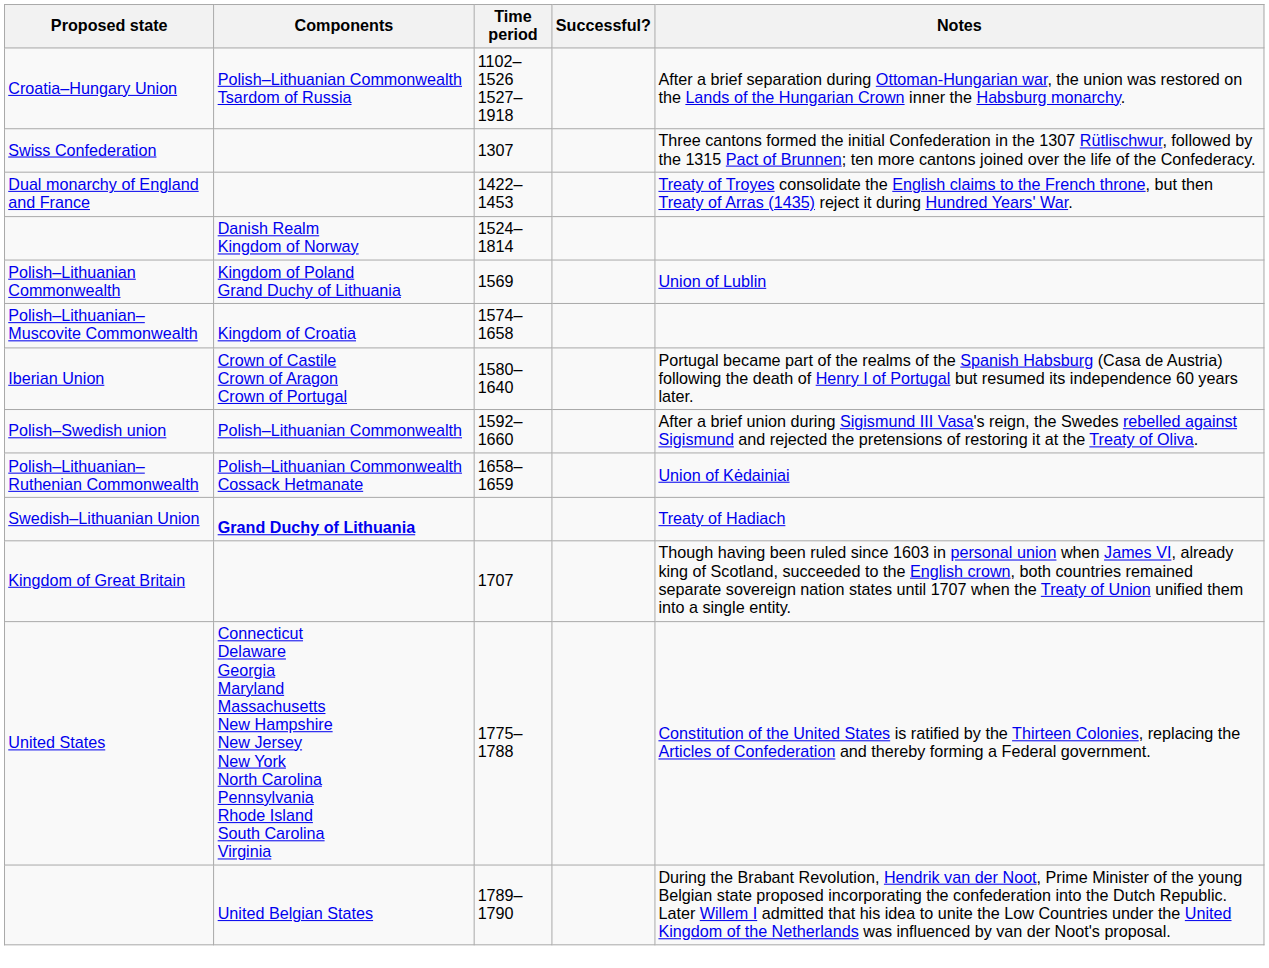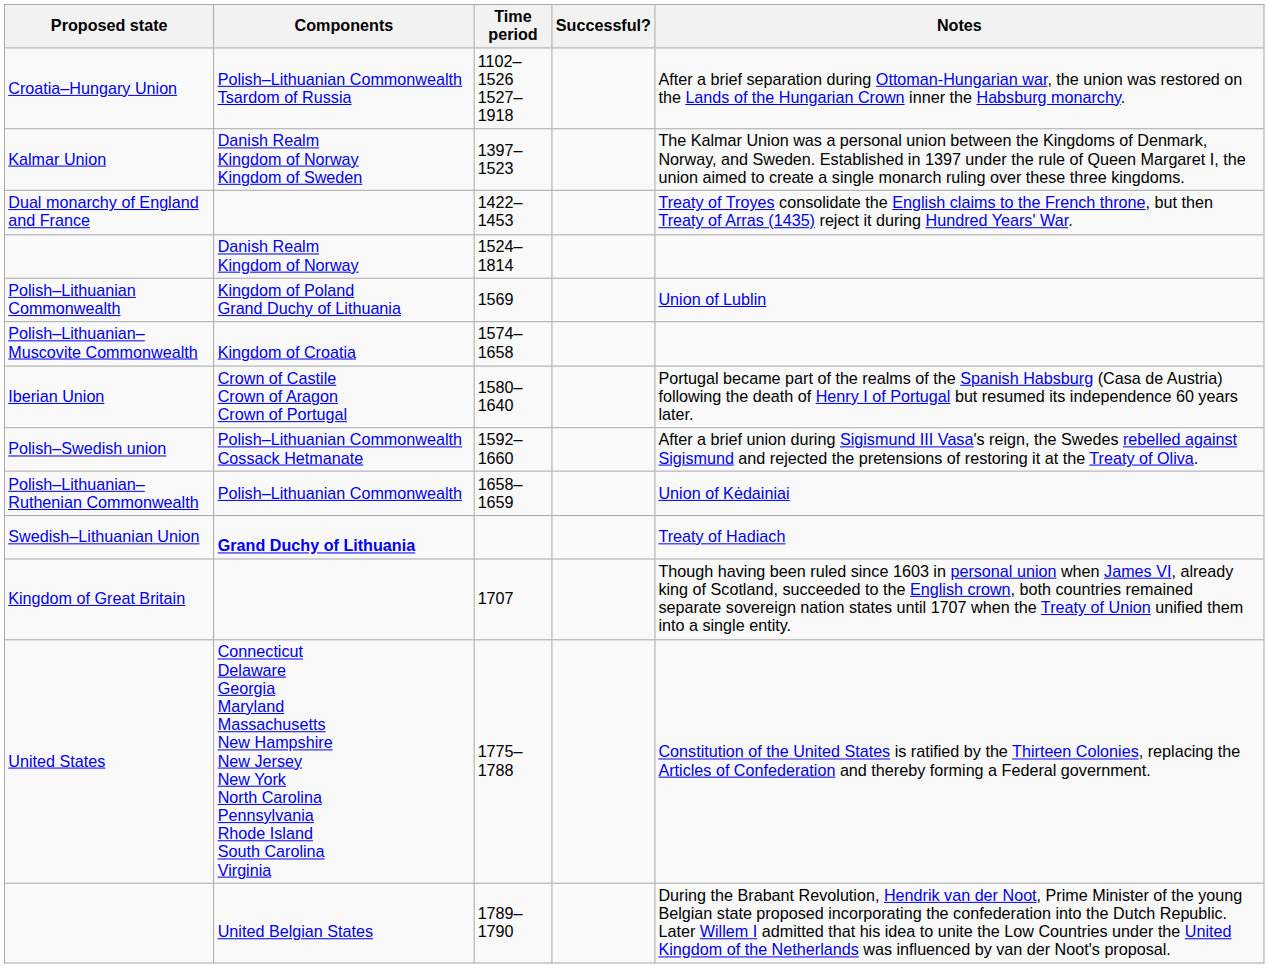- row: (82, 150)
+ row: (57, 159)
(340, 431) Polish–Lithuanian Commonwealth -> (340, 449) Polish–Lithuanian Commonwealth Cossack Hetmanate
(340, 475) Polish–Lithuanian Commonwealth Cossack Hetmanate -> (340, 493) Polish–Lithuanian Commonwealth
